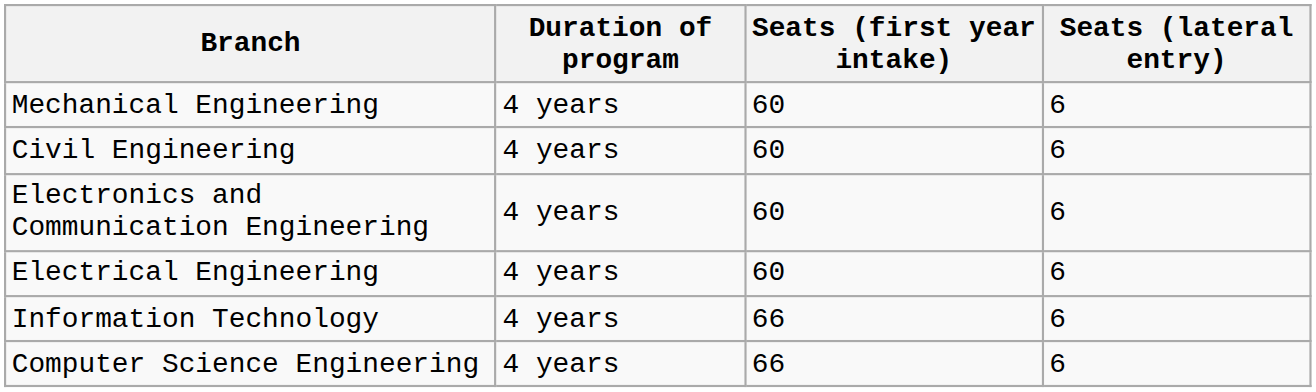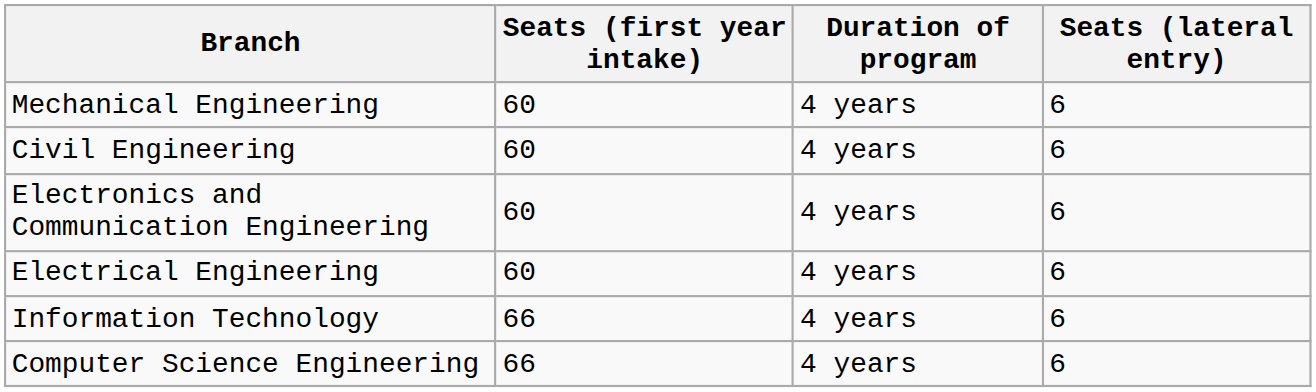columns swapped: (620, 44) <-> (894, 44)
